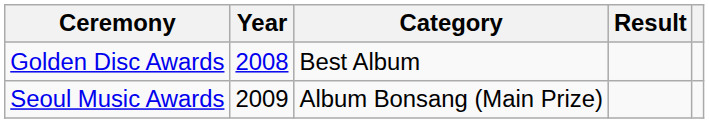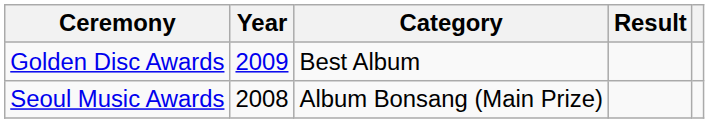(262, 61) 2008 -> (262, 61) 2009
(262, 99) 2009 -> (262, 99) 2008
